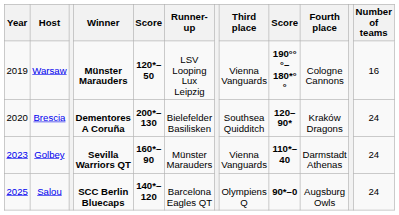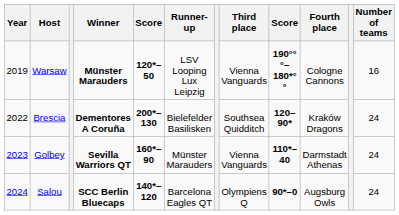(17, 118) 2020 -> (17, 118) 2022
(17, 191) 2025 -> (17, 191) 2024
